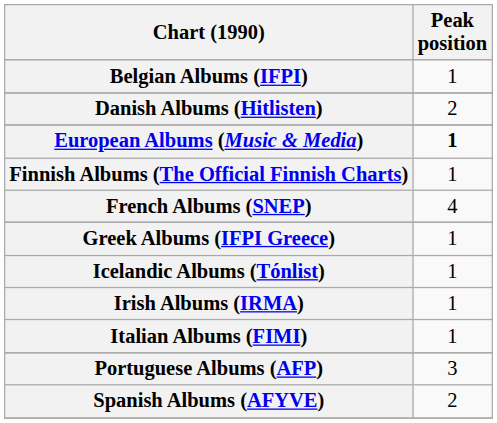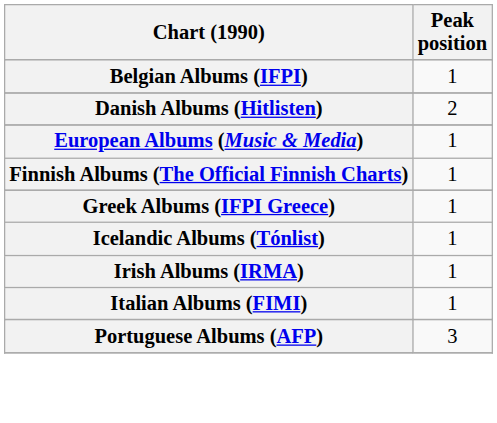(452, 141) bold -> (452, 141) normal
- row: (209, 206)
- row: (209, 401)
